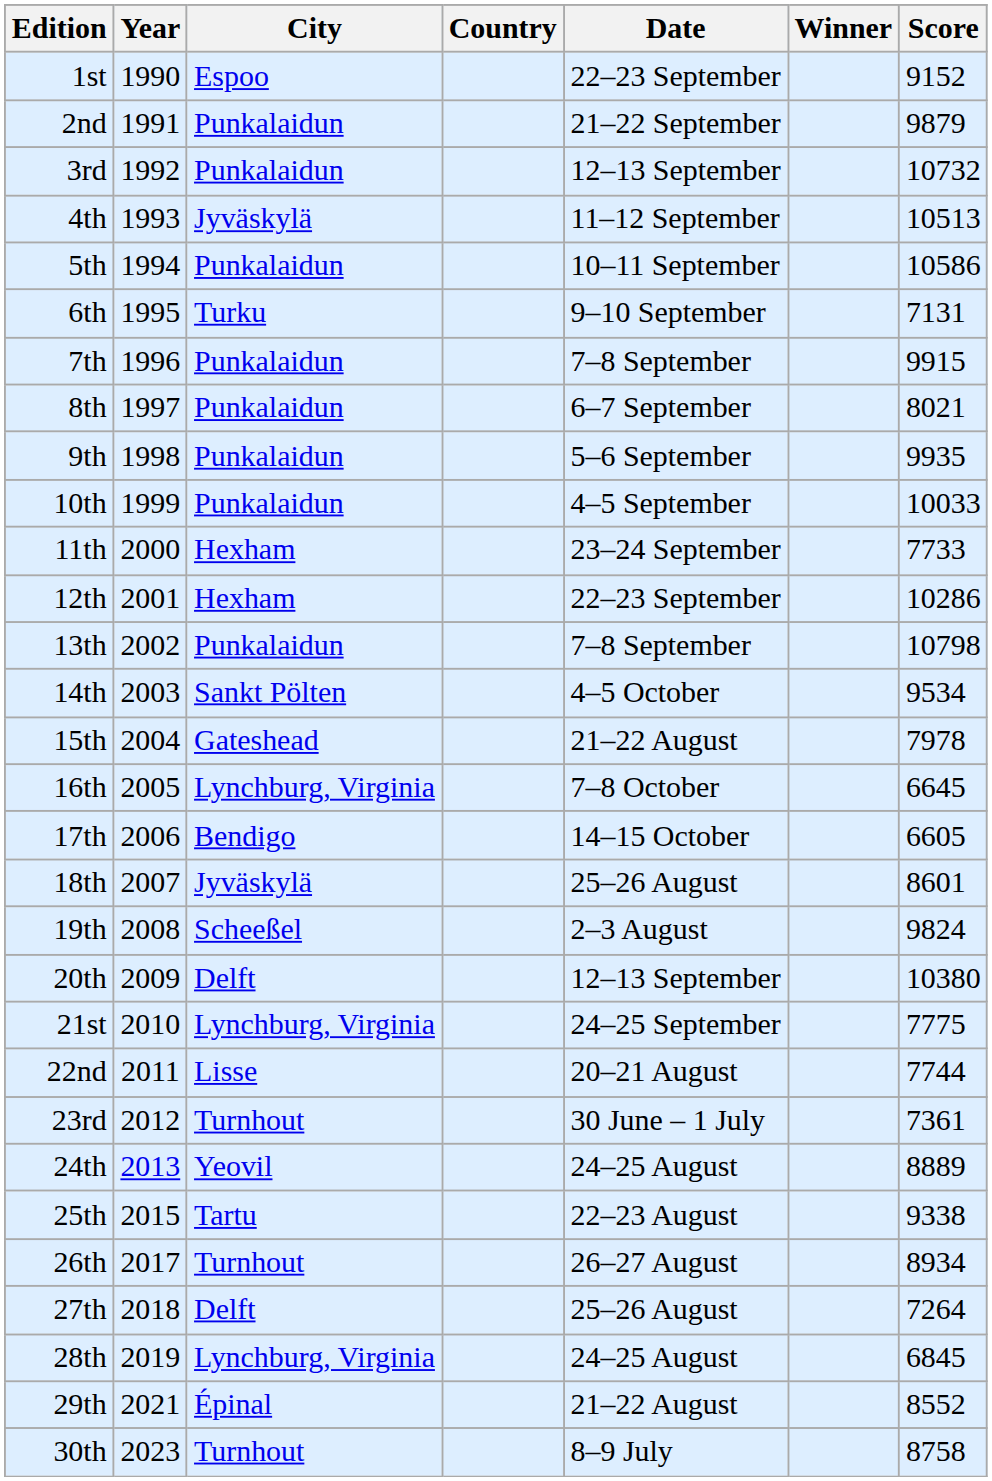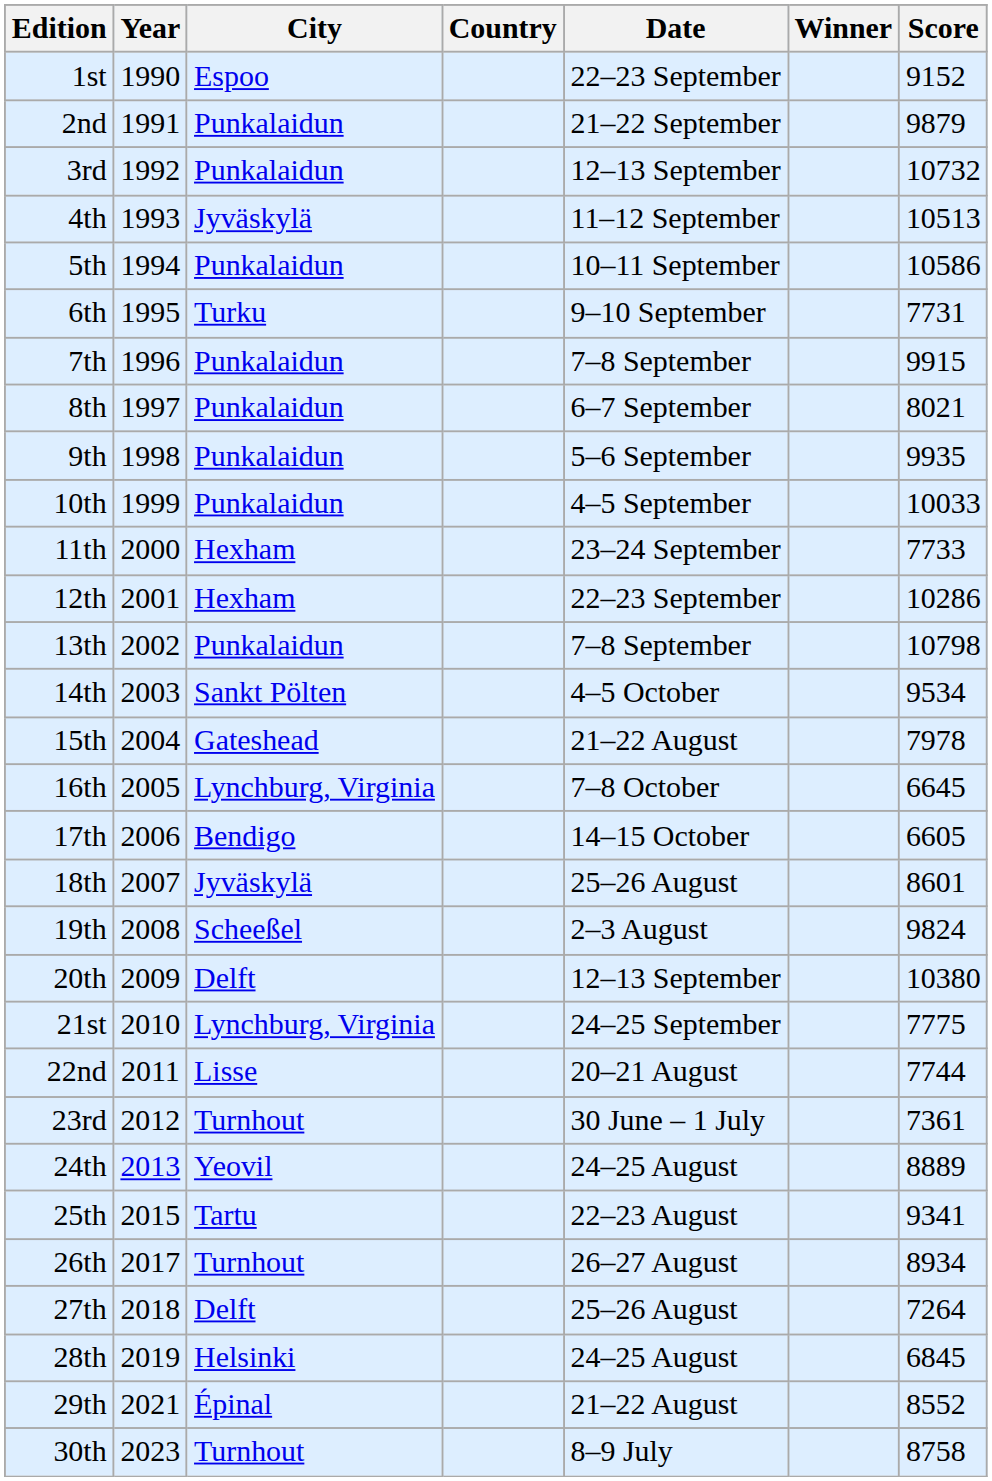(936, 312) 7131 -> (936, 312) 7731
(936, 1214) 9338 -> (936, 1214) 9341
(314, 1356) Lynchburg, Virginia -> (245, 1356) Helsinki
